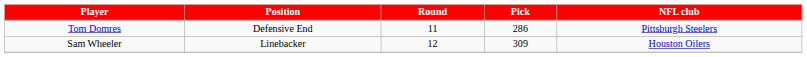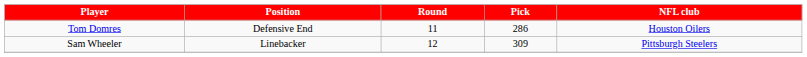(679, 28) Pittsburgh Steelers -> (679, 28) Houston Oilers
(679, 44) Houston Oilers -> (679, 44) Pittsburgh Steelers
